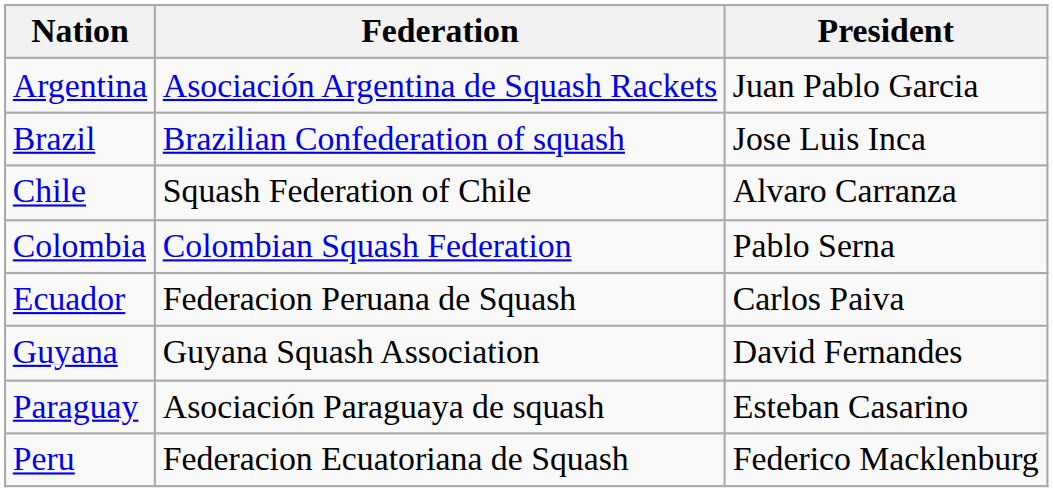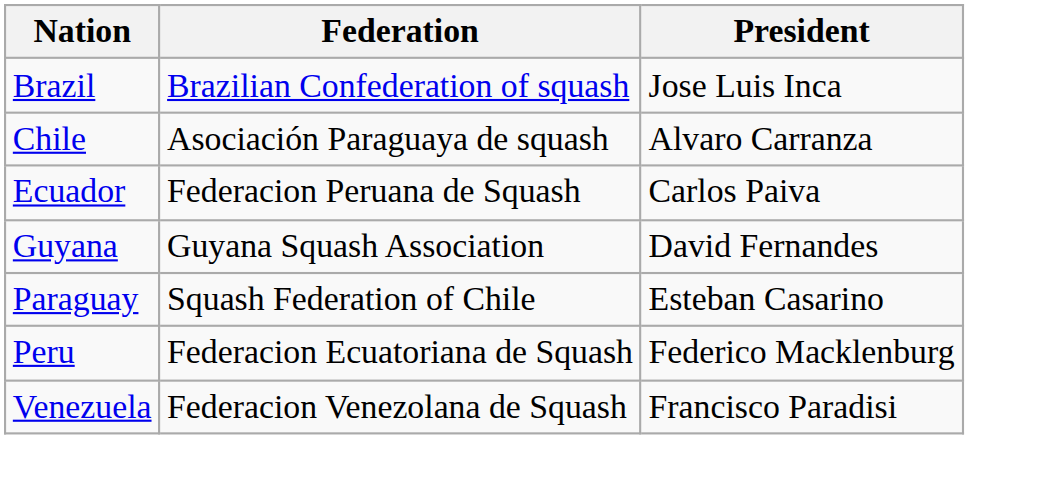- row: (80, 84)
(347, 191) Squash Federation of Chile -> (388, 138) Asociación Paraguaya de squash
- row: (79, 245)
(384, 406) Asociación Paraguaya de squash -> (351, 298) Squash Federation of Chile
+ row: (82, 406)
